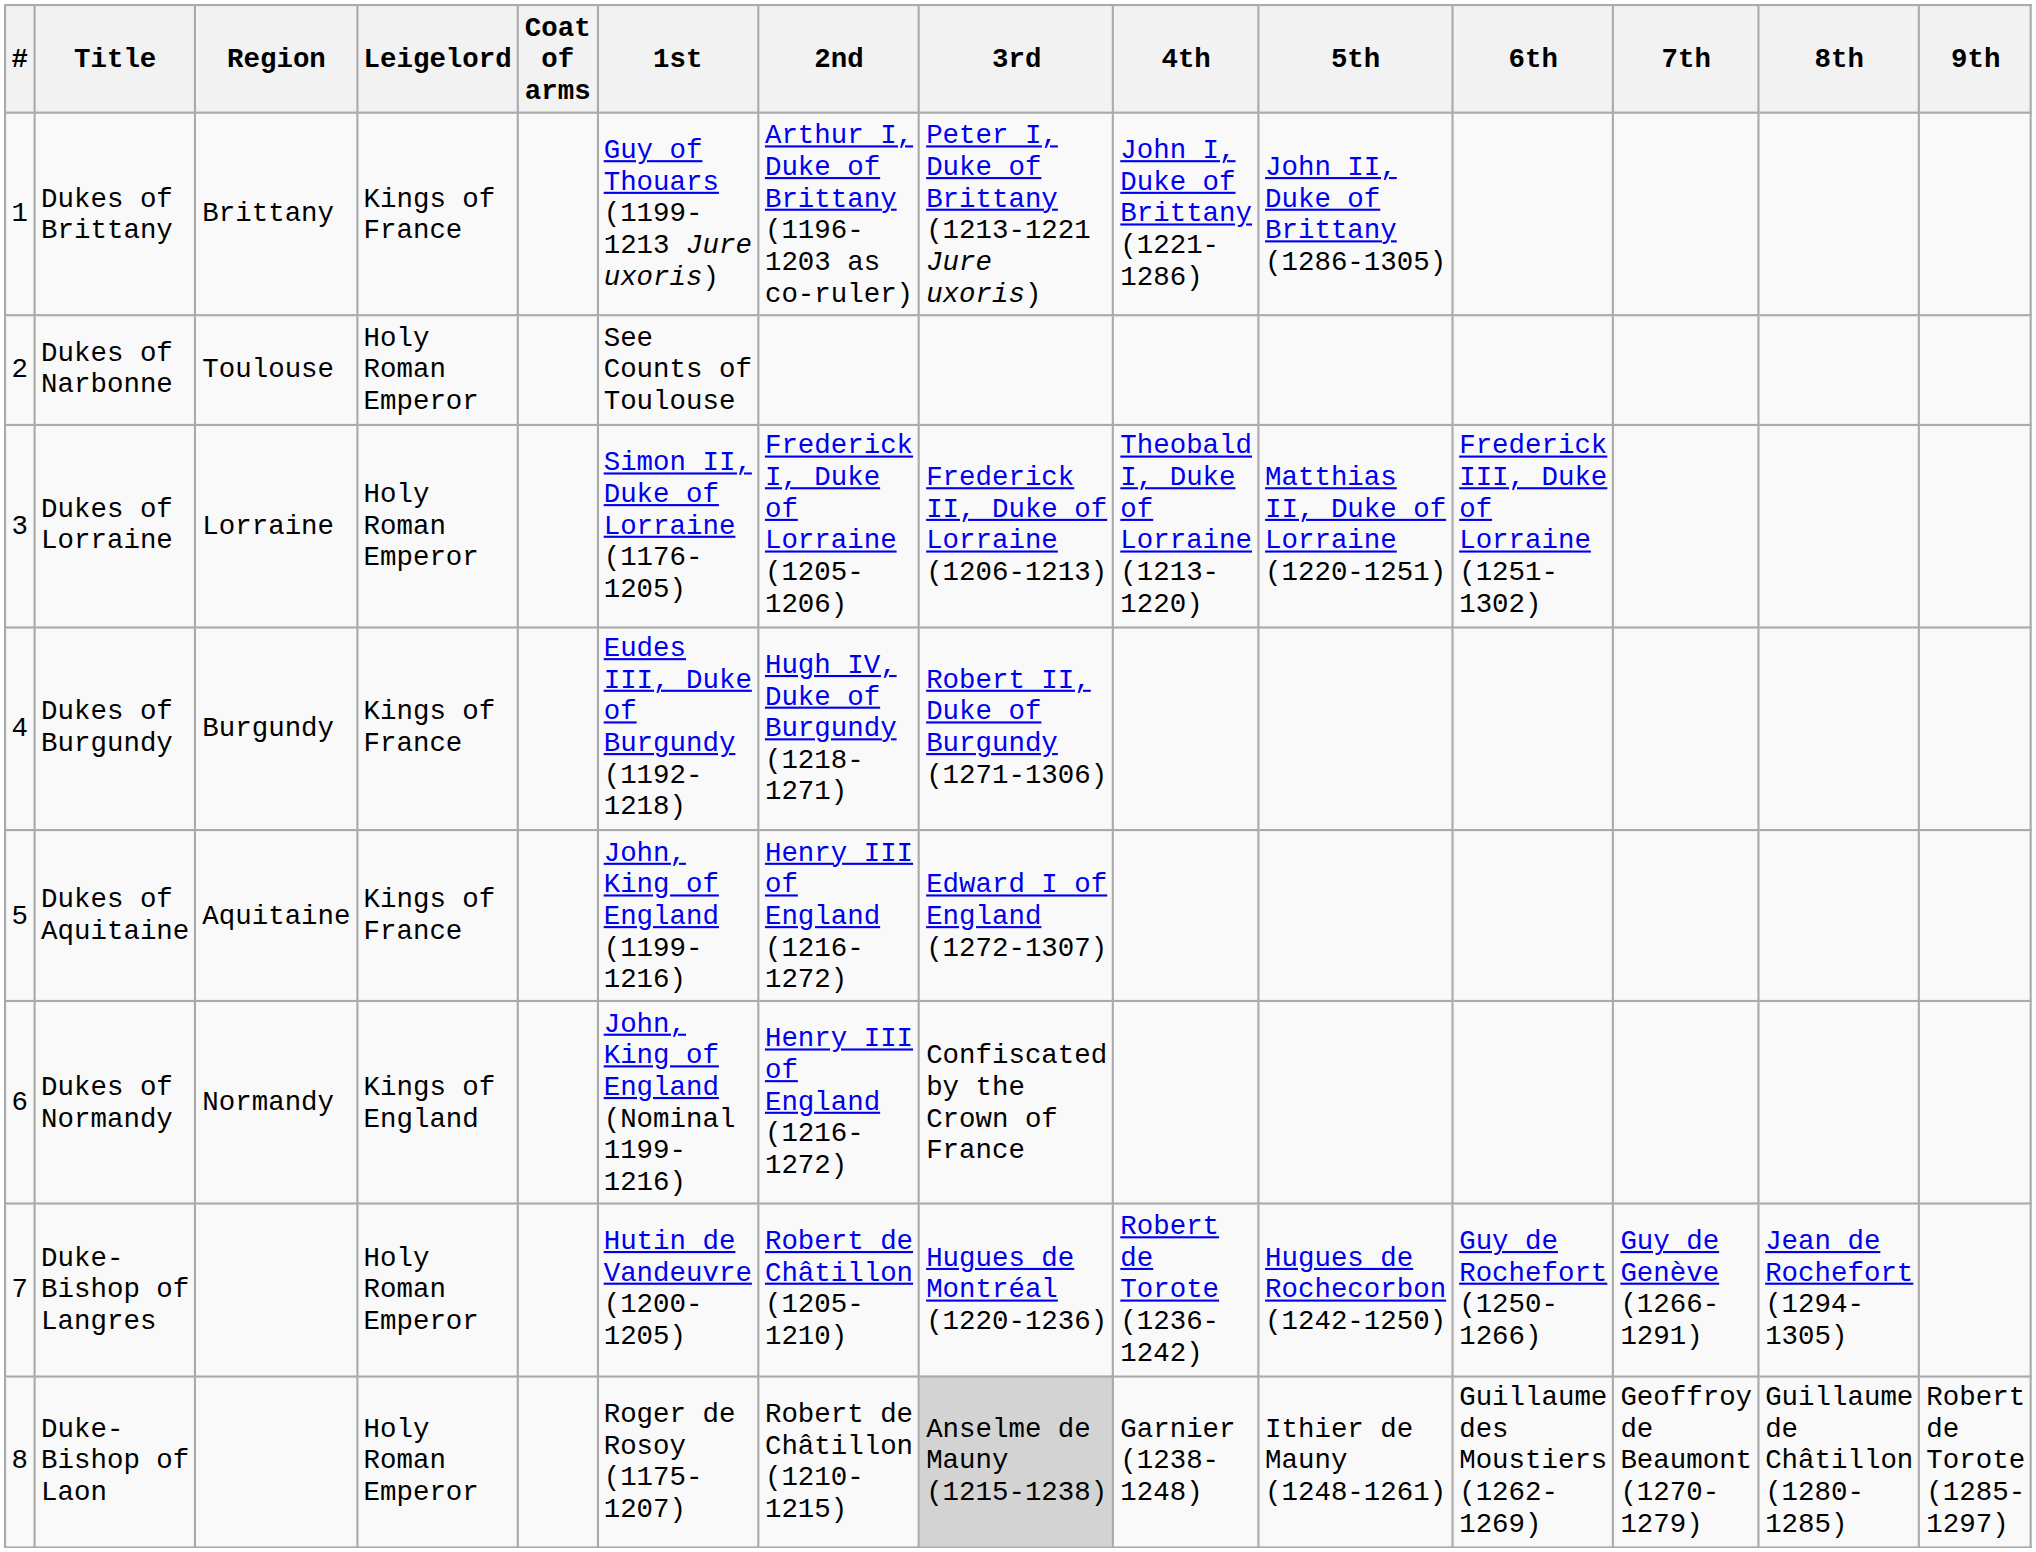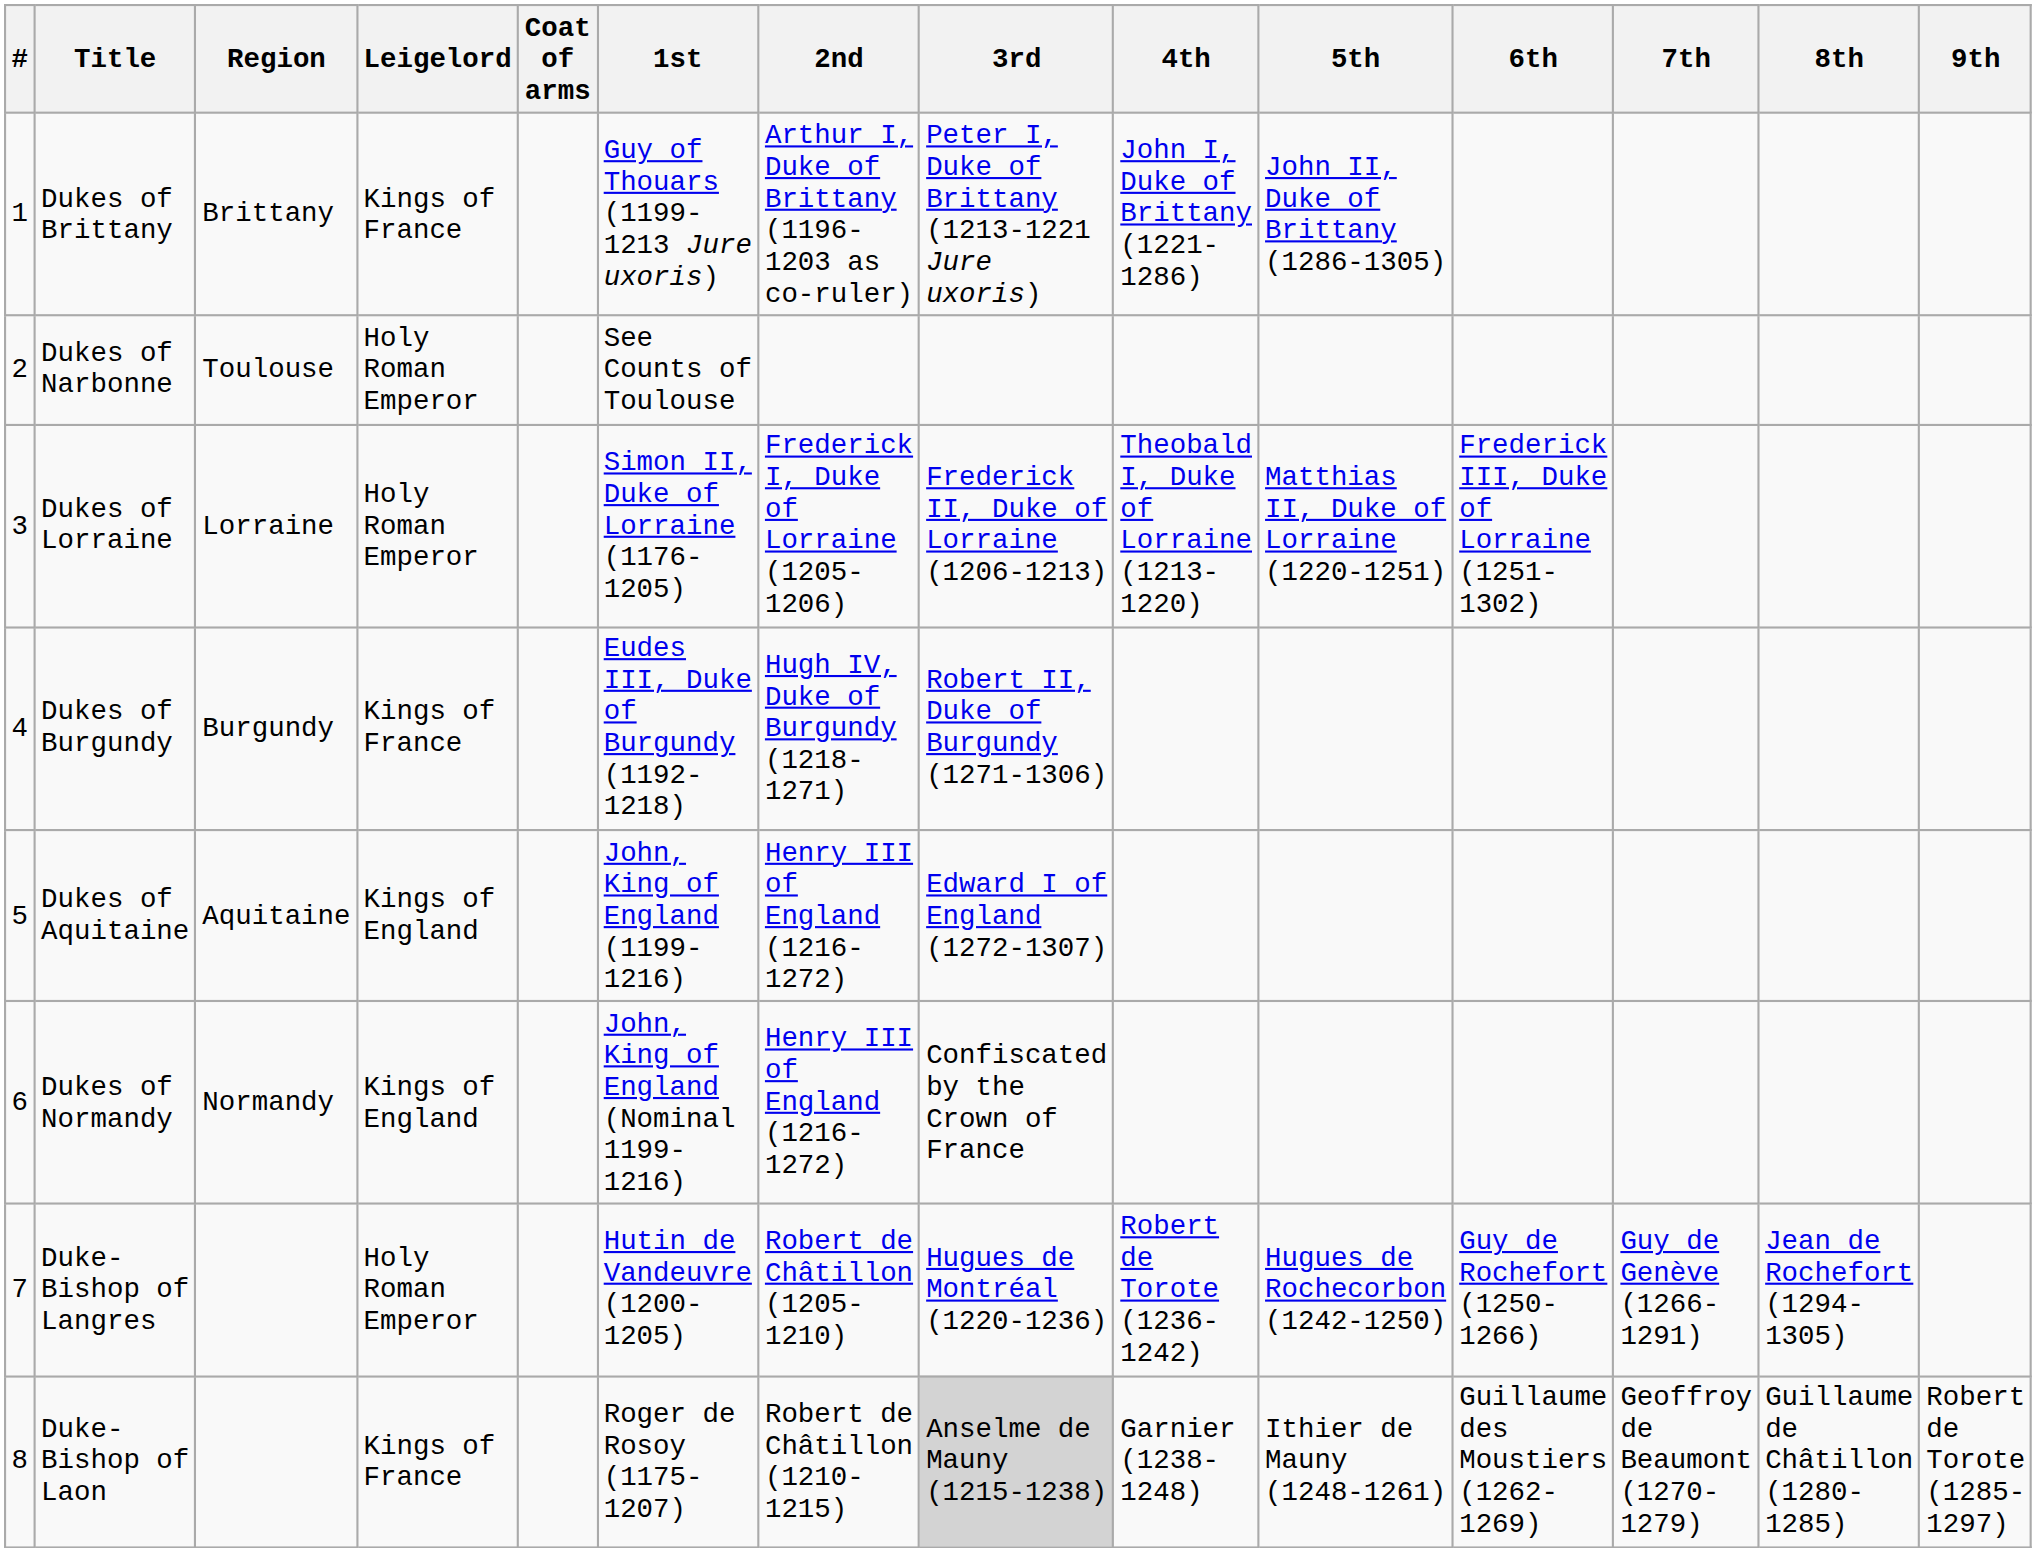(429, 916) Kings of France -> (429, 916) Kings of England
(421, 1461) Holy Roman Emperor -> (429, 1461) Kings of France
